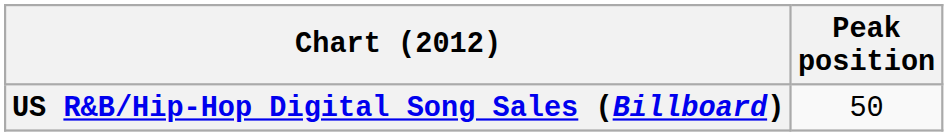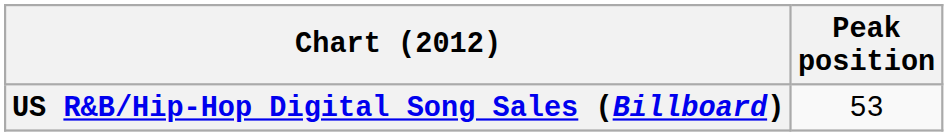(867, 108) 50 -> (867, 108) 53
